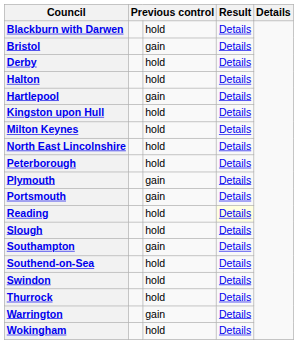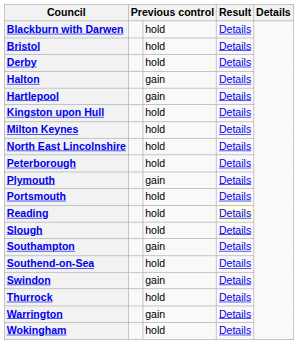(155, 46) gain -> (155, 46) hold
(155, 79) hold -> (155, 79) gain
(155, 197) gain -> (155, 197) hold
(155, 280) hold -> (155, 280) gain
